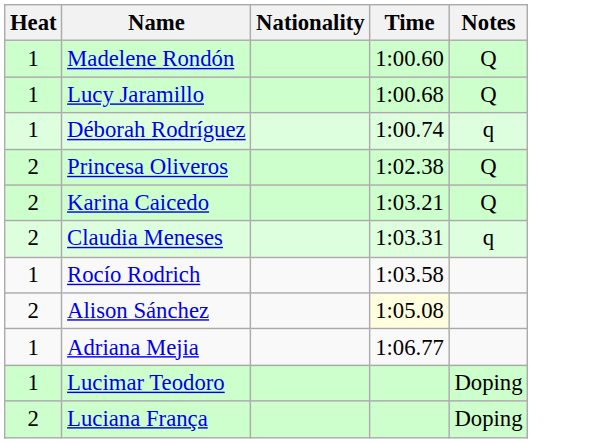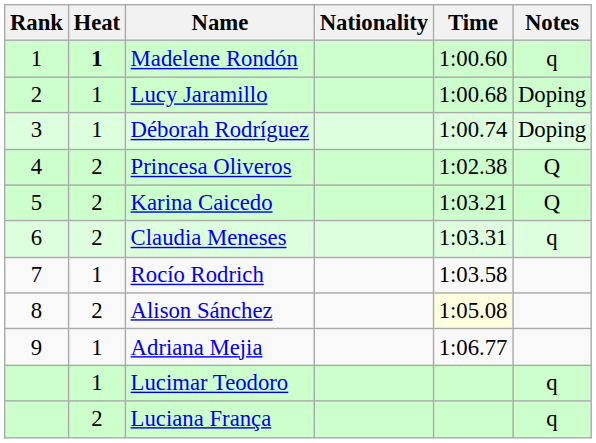+ column: (36, 22)
(33, 58) normal -> (97, 58) bold
(489, 58) Q -> (552, 58) q
(489, 94) Q -> (552, 94) Doping
(489, 130) q -> (552, 130) Doping
(489, 382) Doping -> (552, 382) q
(489, 418) Doping -> (552, 418) q
